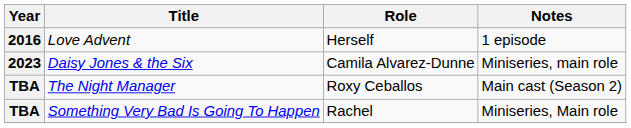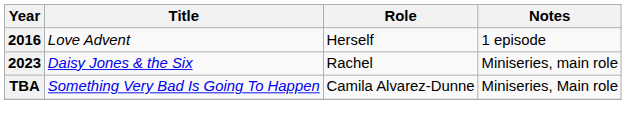(401, 63) Camila Alvarez-Dunne -> (350, 63) Rachel
- row: (112, 87)
(350, 110) Rachel -> (401, 87) Camila Alvarez-Dunne
